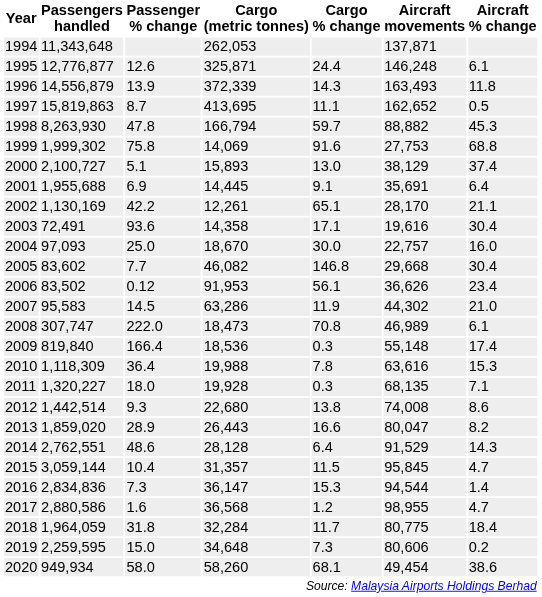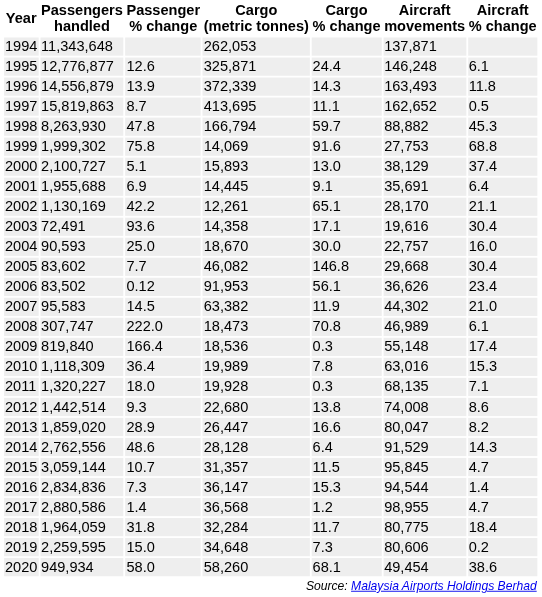(63, 246) 97,093 -> (63, 246) 90,593
(226, 306) 63,286 -> (226, 306) 63,382
(226, 366) 19,988 -> (226, 366) 19,989
(406, 366) 63,616 -> (406, 366) 63,016
(226, 427) 26,443 -> (226, 427) 26,447
(73, 447) 2,762,551 -> (73, 447) 2,762,556
(141, 467) 10.4 -> (141, 467) 10.7
(137, 507) 1.6 -> (137, 507) 1.4
